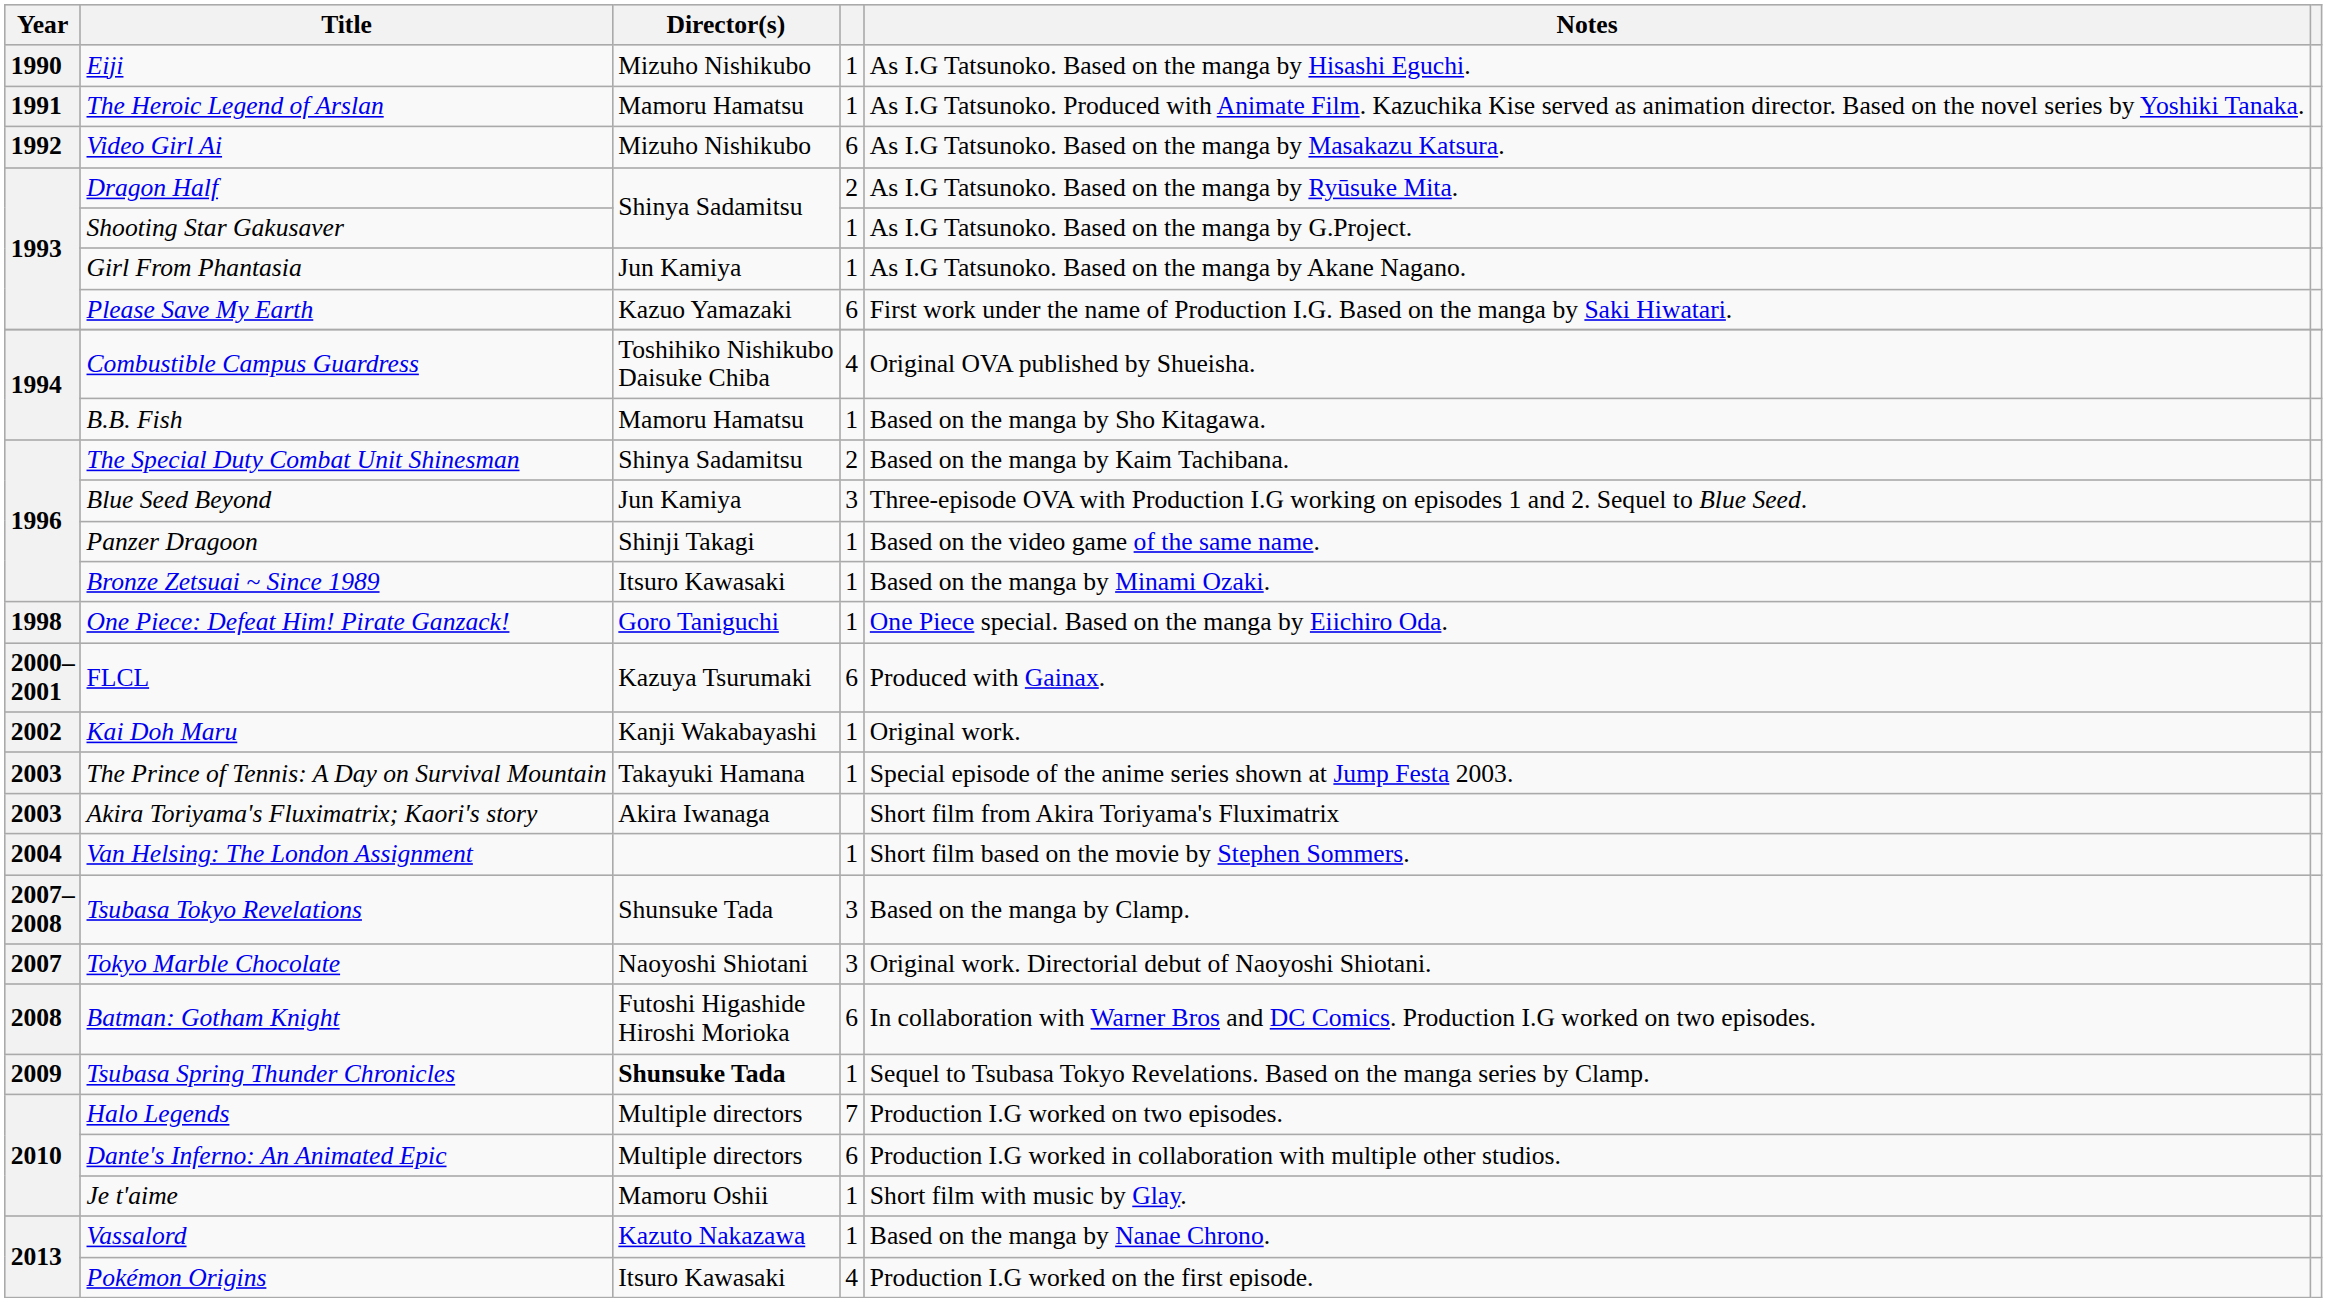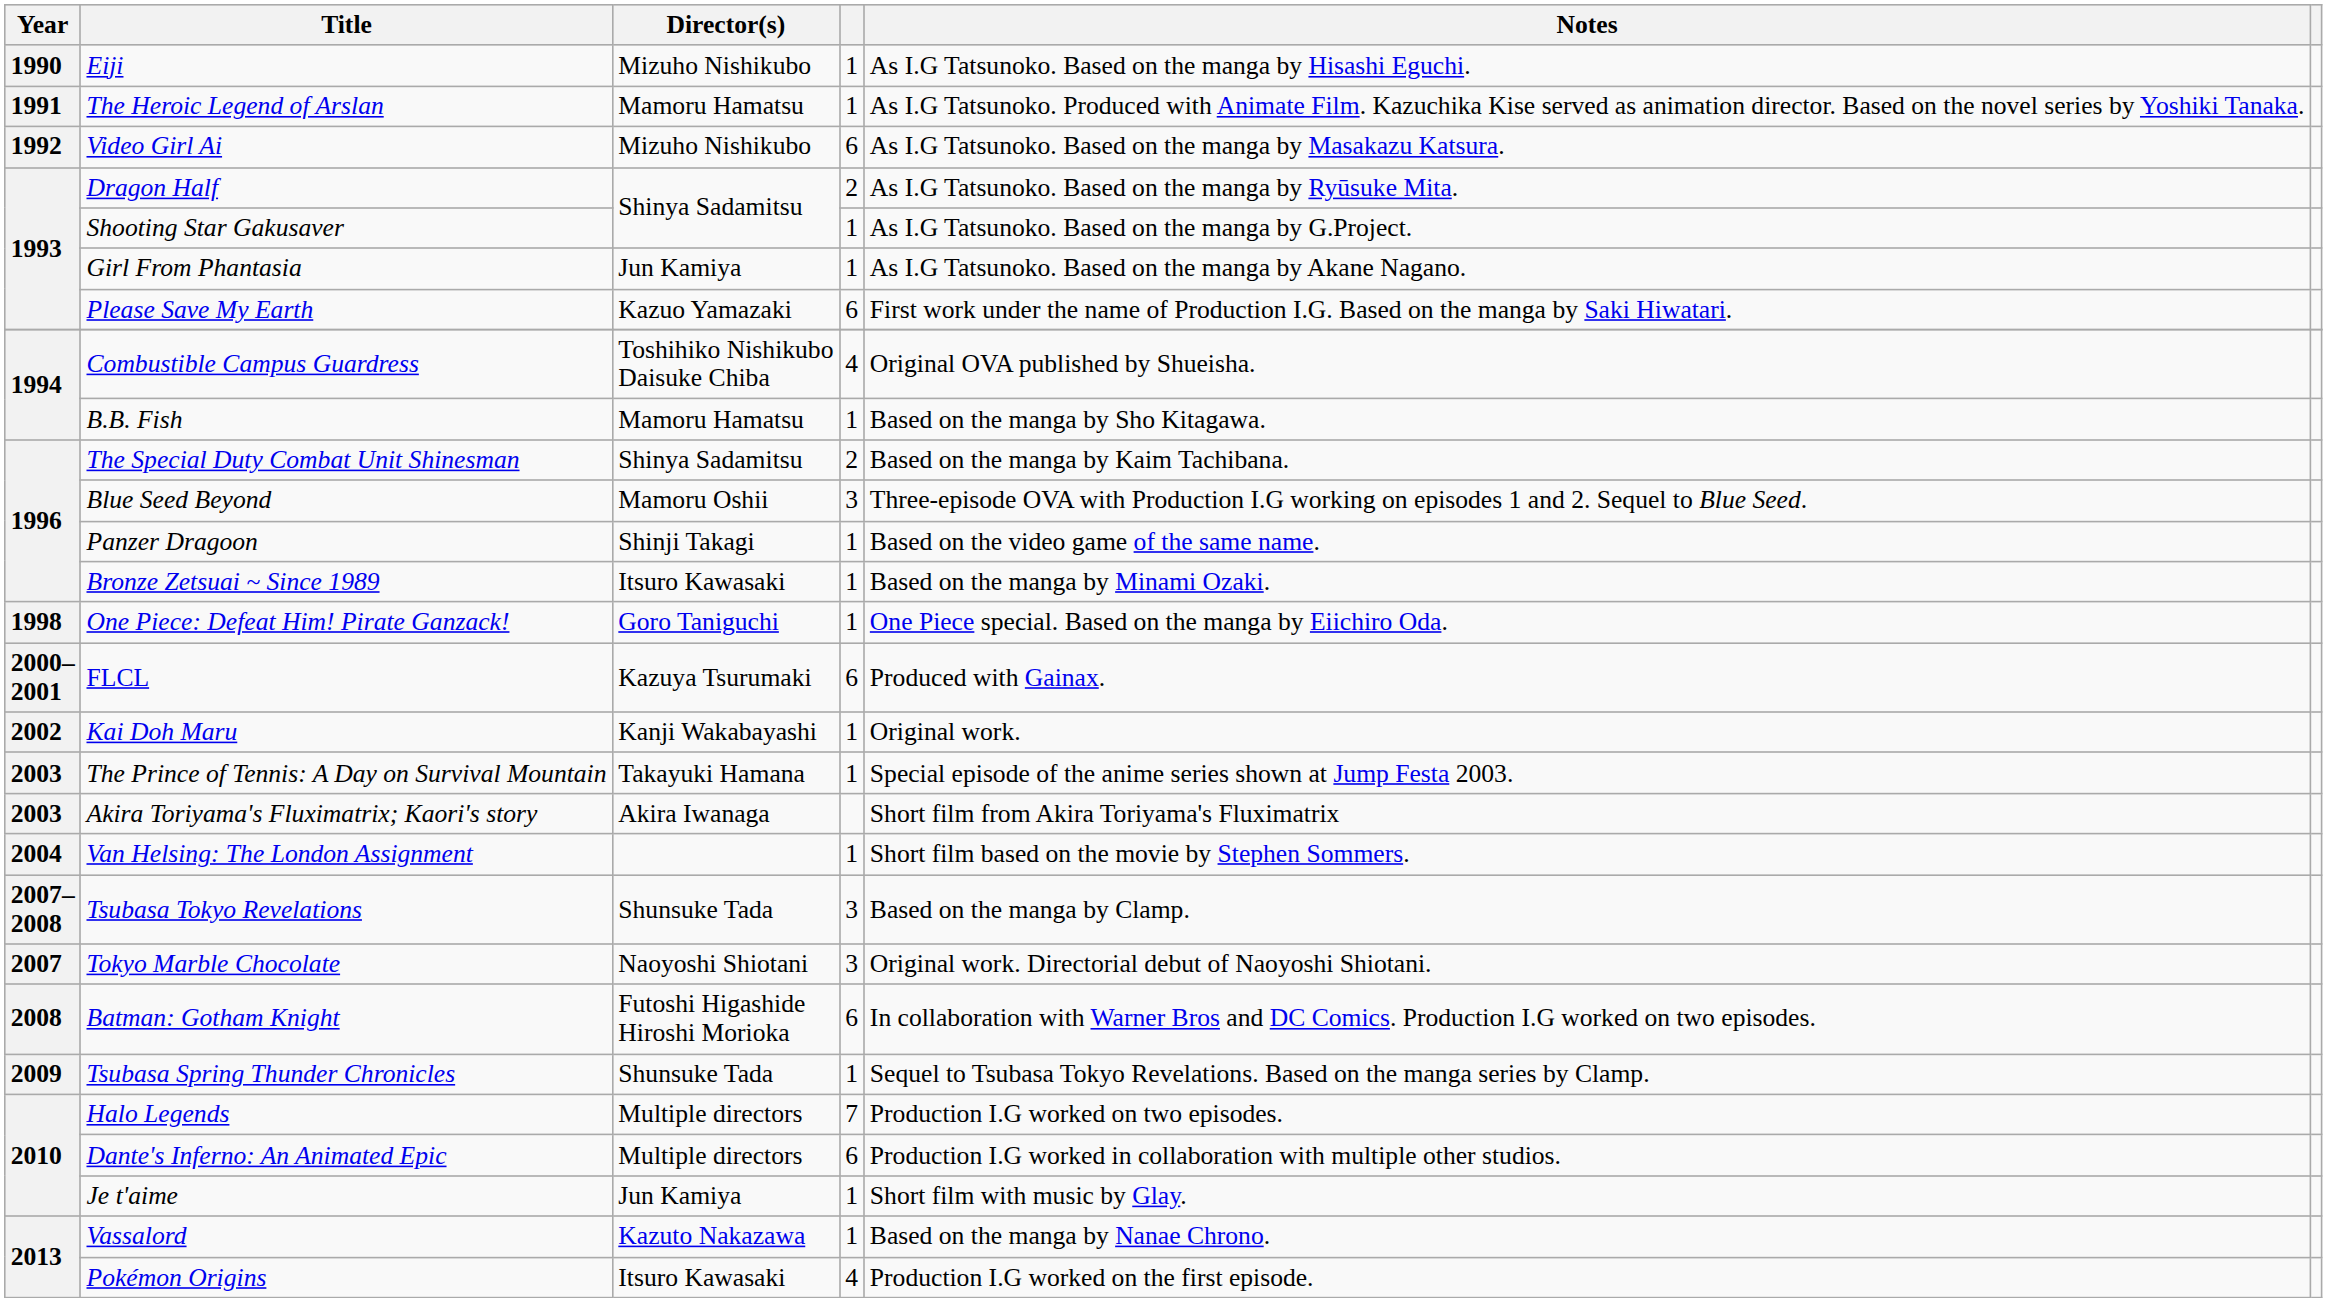(680, 500) Jun Kamiya -> (693, 500) Mamoru Oshii
(702, 1073) bold -> (696, 1073) normal
(693, 1195) Mamoru Oshii -> (680, 1195) Jun Kamiya
